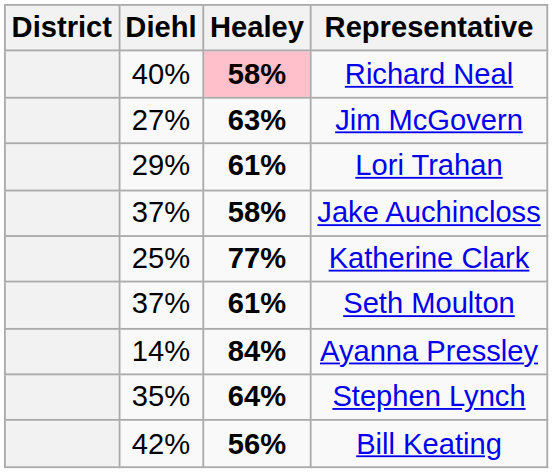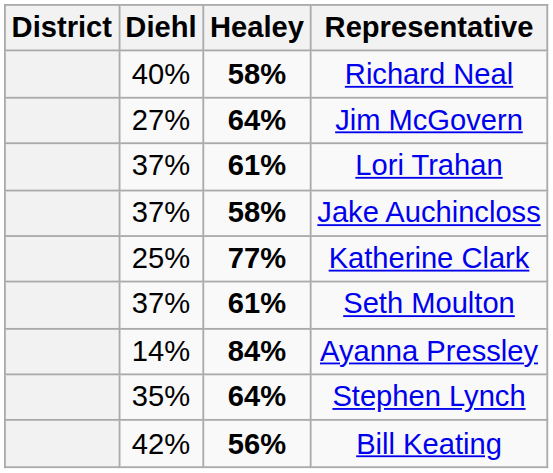(257, 73) pink background -> (257, 73) no background
(257, 119) 63% -> (257, 119) 64%
(161, 166) 29% -> (161, 166) 37%
